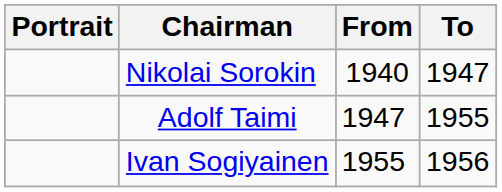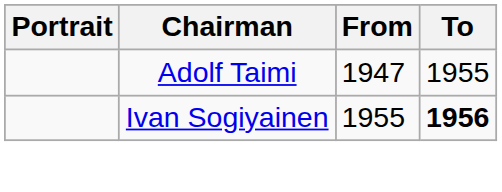- row: (221, 72)
(458, 162) normal -> (458, 117) bold
